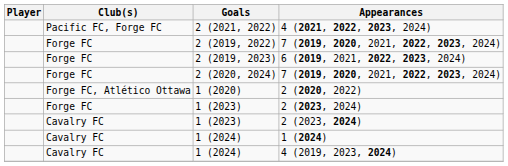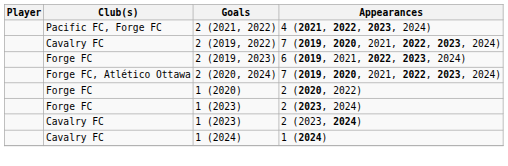(69, 44) Forge FC -> (75, 44) Cavalry FC
(69, 75) Forge FC -> (118, 75) Forge FC, Atlético Ottawa
(118, 91) Forge FC, Atlético Ottawa -> (69, 91) Forge FC
- row: (219, 153)
